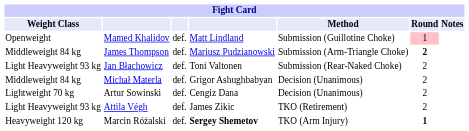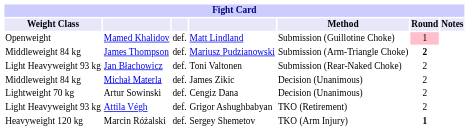(231, 80) Grigor Ashughbabyan -> (212, 80) James Zikic
(212, 107) James Zikic -> (231, 107) Grigor Ashughbabyan
(224, 121) bold -> (222, 121) normal
